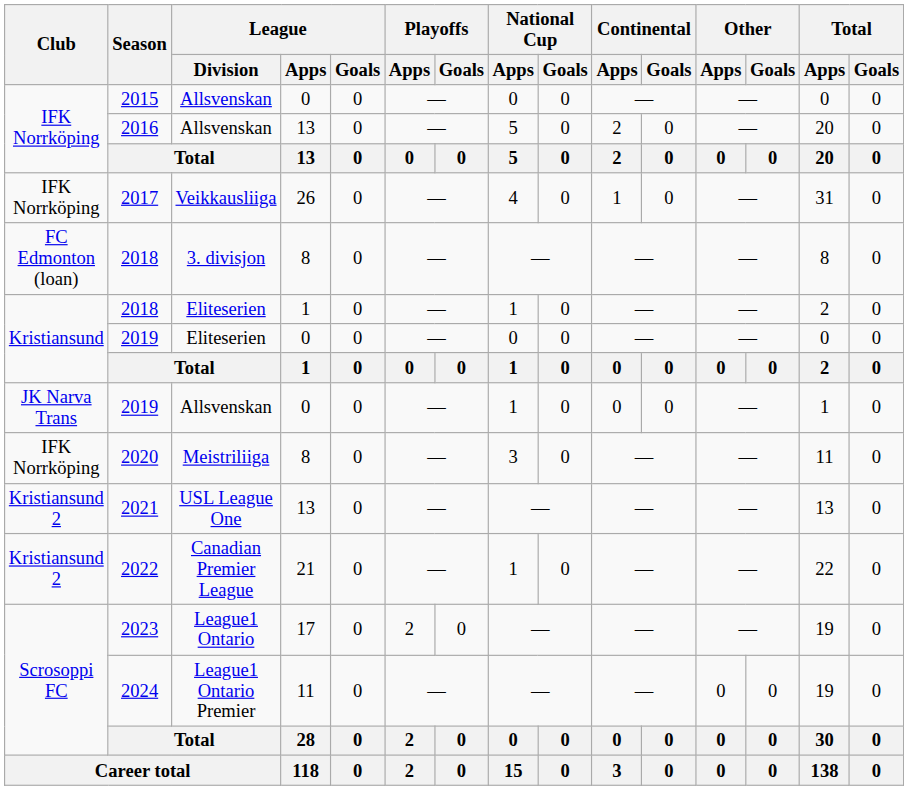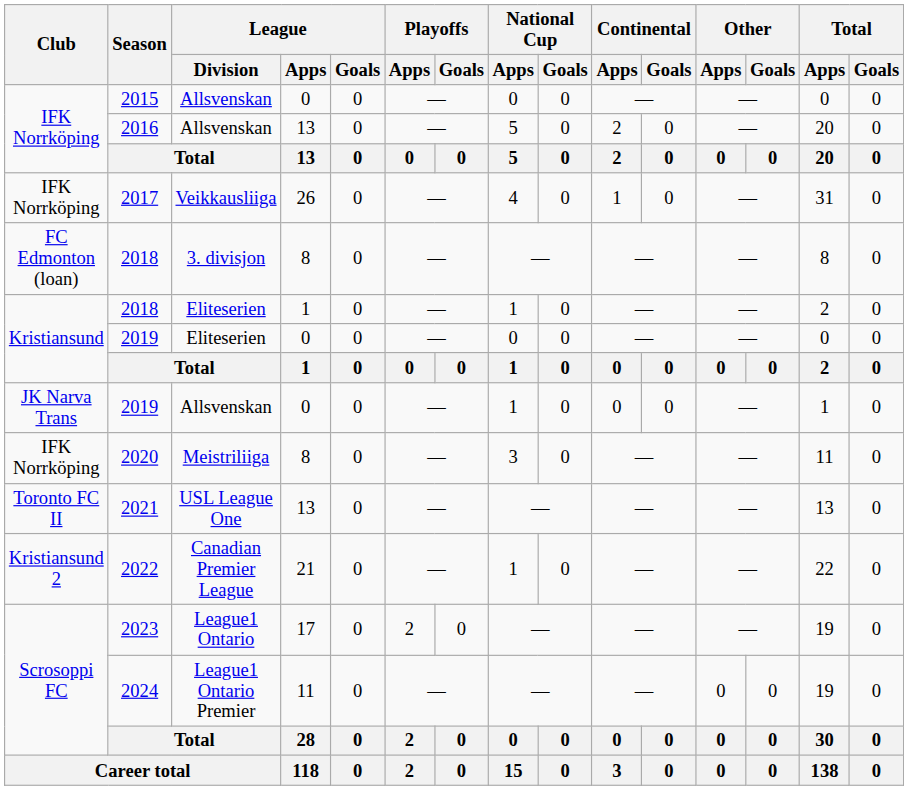(56, 508) Kristiansund 2 -> (56, 508) Toronto FC II
